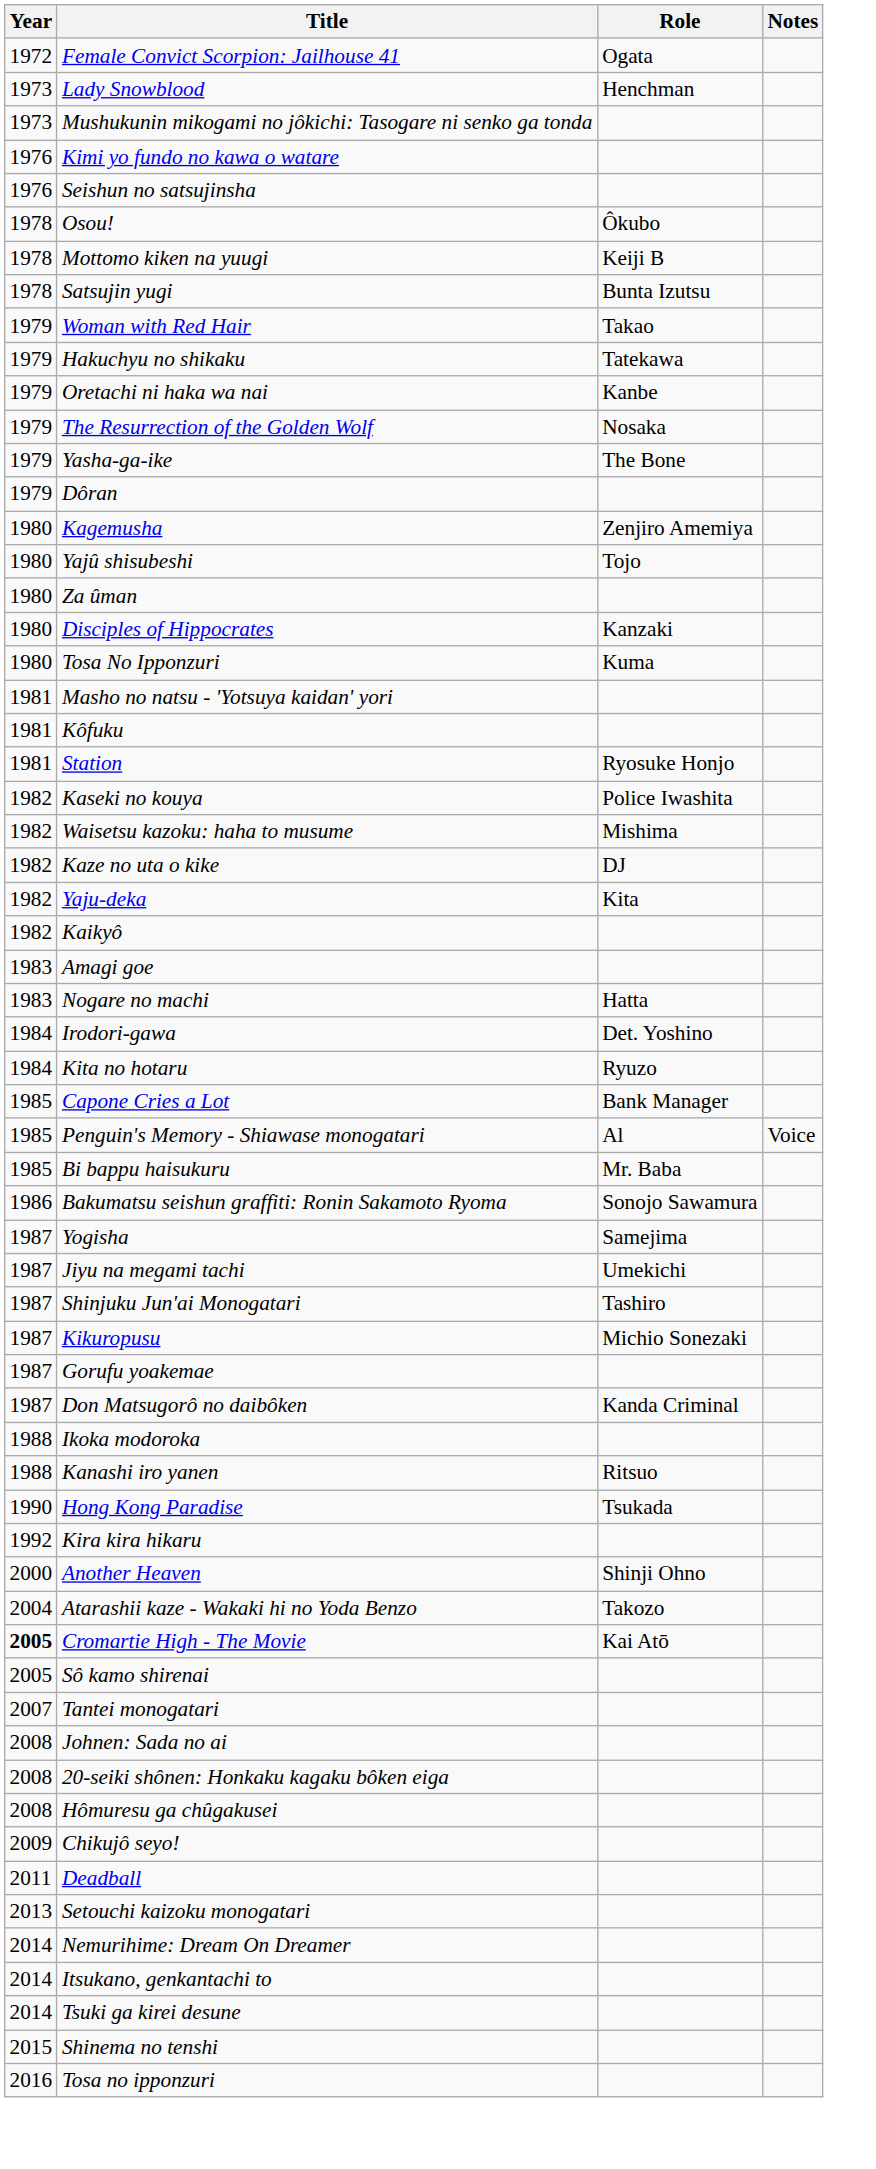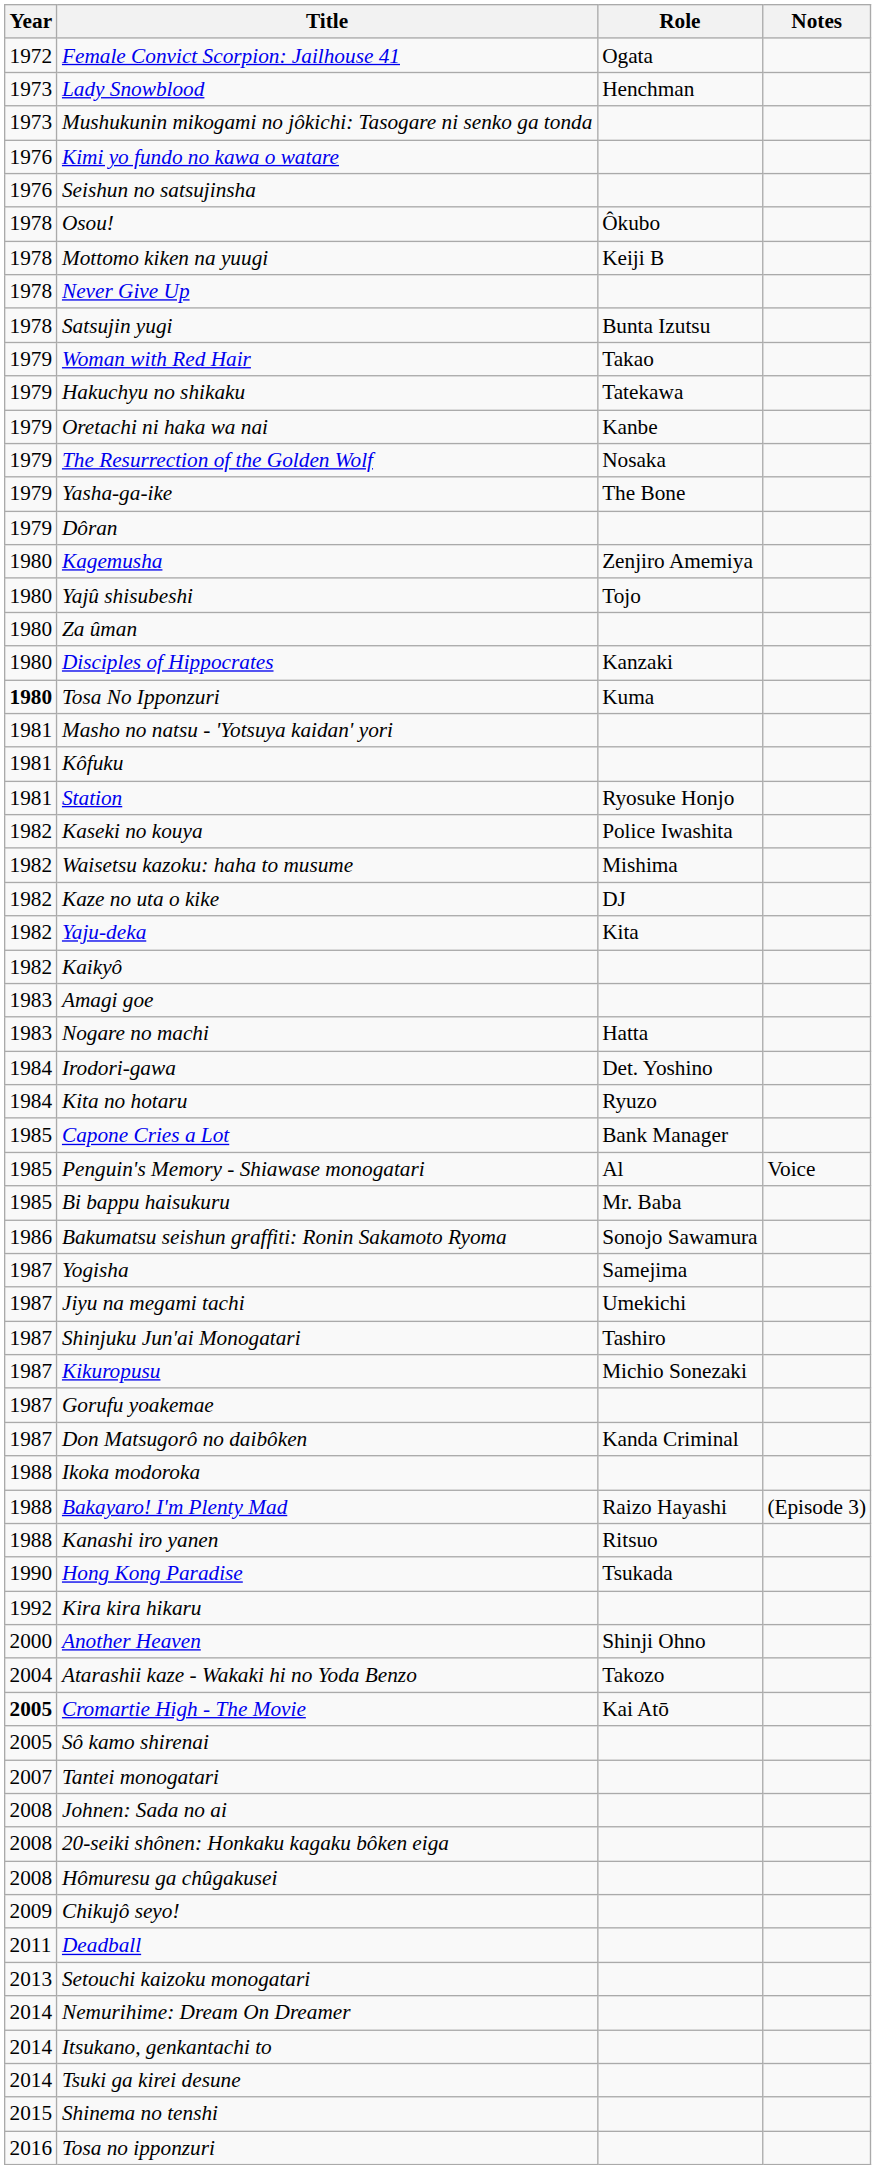+ row: (126, 291)
(31, 662) normal -> (31, 696) bold
+ row: (175, 1506)
